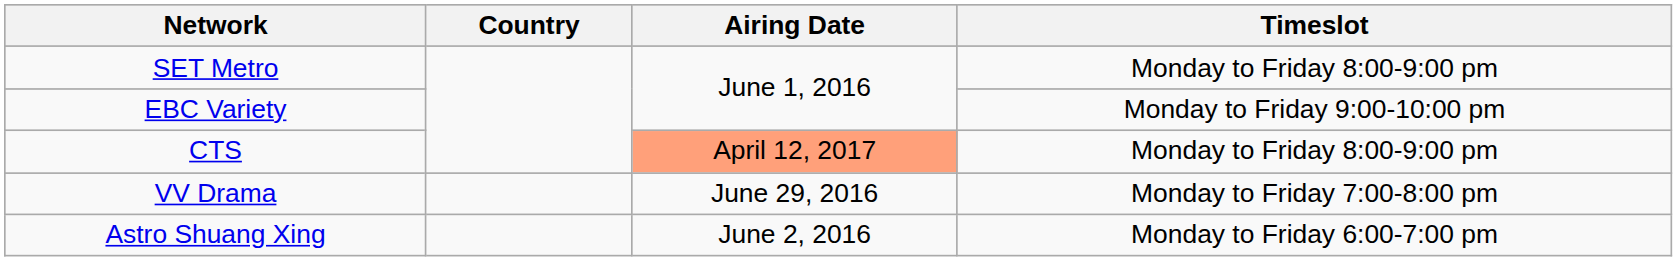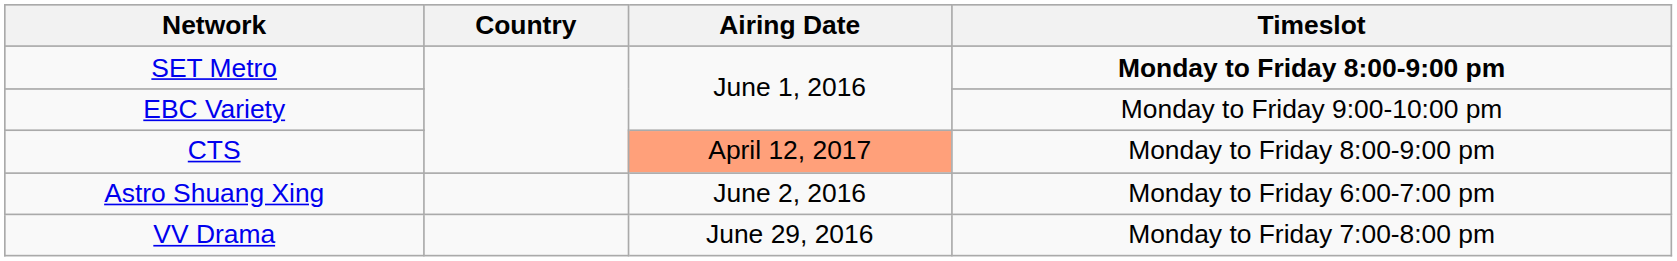(1315, 67) normal -> (1312, 67) bold
rows swapped: (216, 234) <-> (216, 192)
